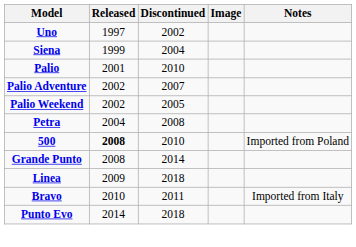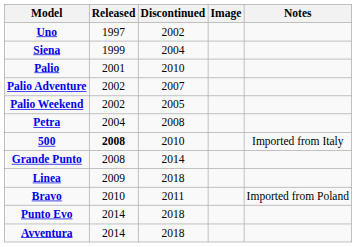(298, 141) Imported from Poland -> (298, 141) Imported from Italy
(298, 196) Imported from Italy -> (298, 196) Imported from Poland
+ row: (47, 232)
